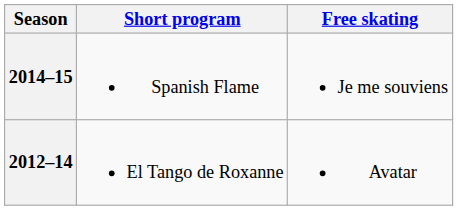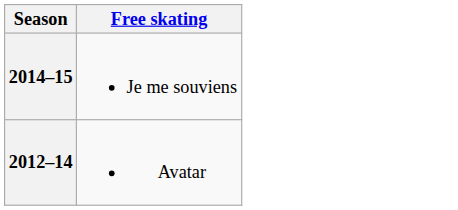- column: (182, 18)
